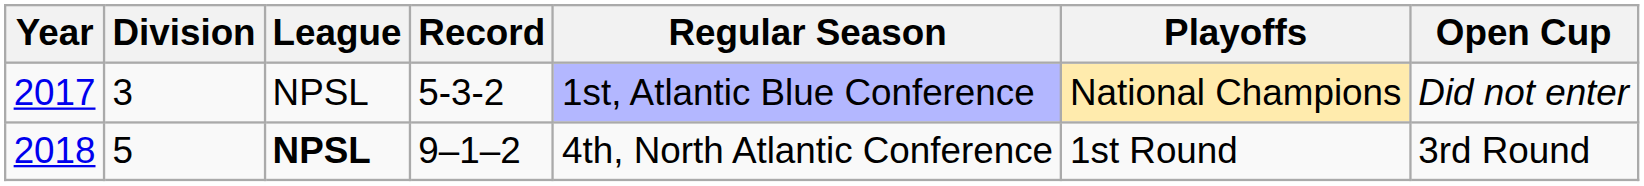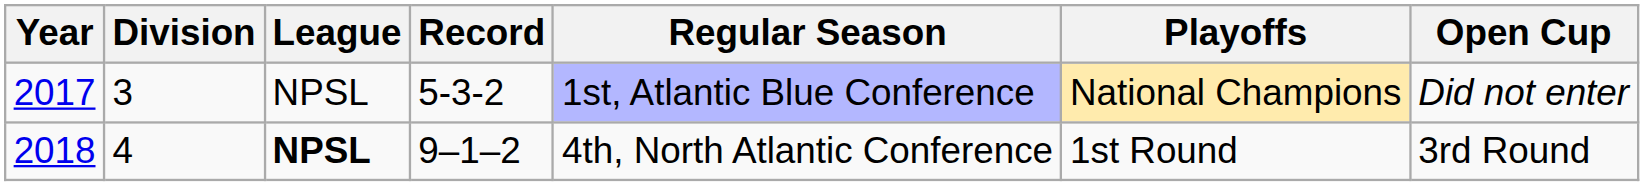(123, 150) 5 -> (123, 150) 4
